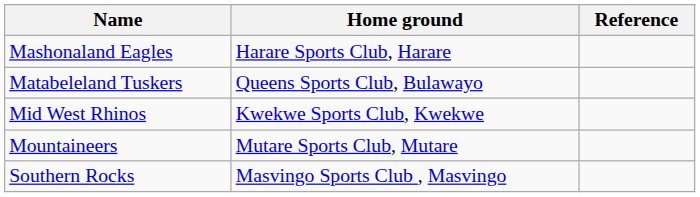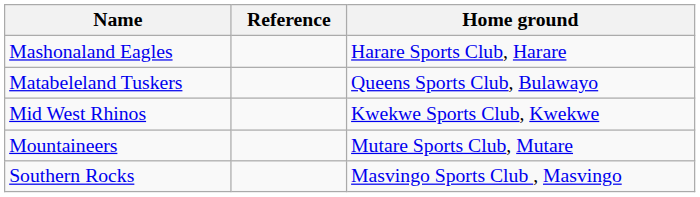columns swapped: (405, 20) <-> (636, 20)
